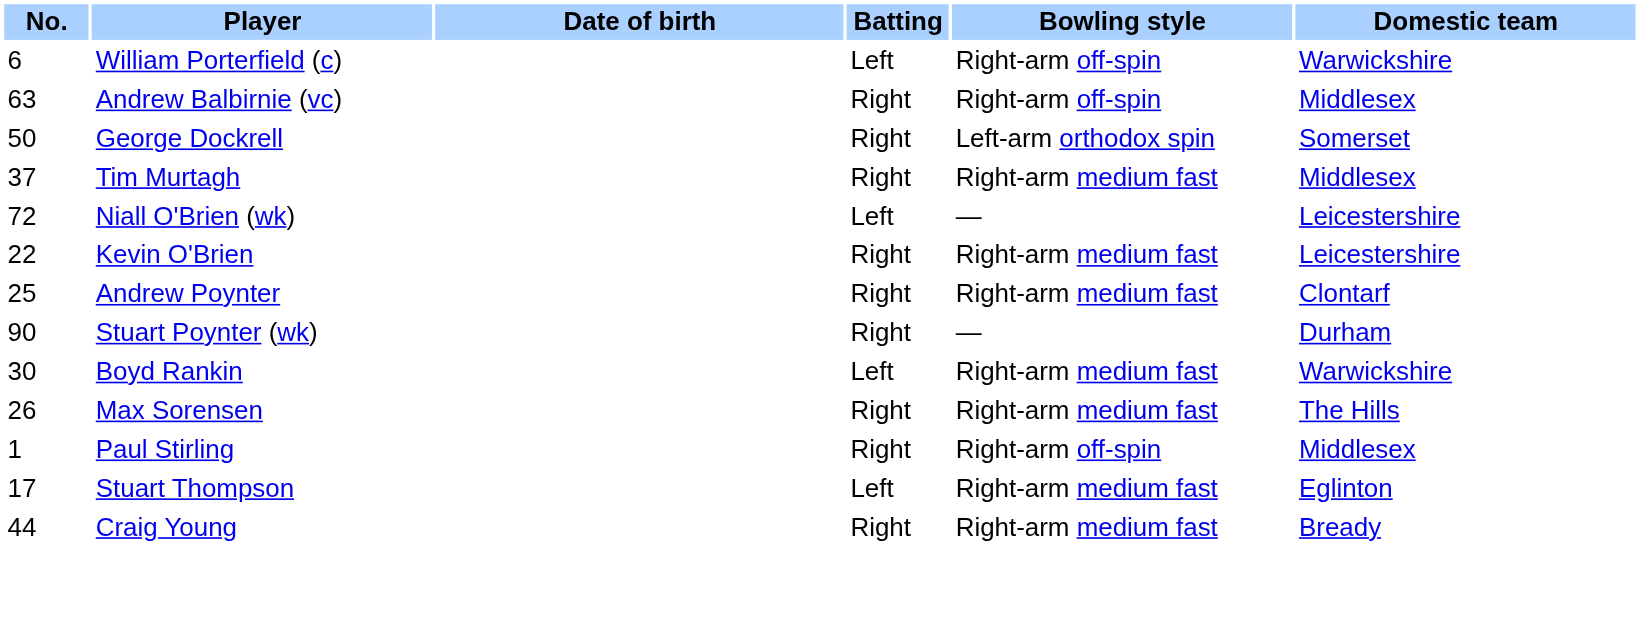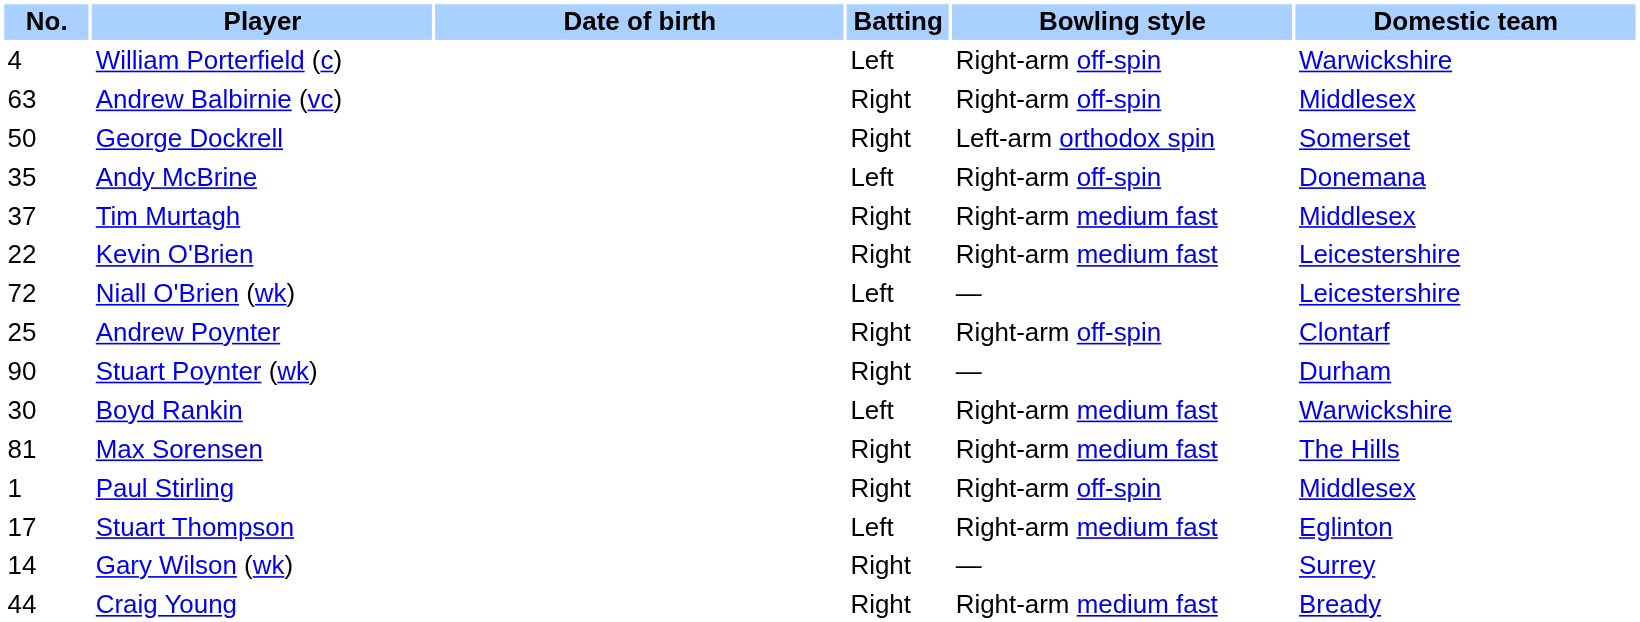(15, 60) 6 -> (15, 60) 4
+ row: (176, 177)
rows swapped: (175, 255) <-> (195, 216)
(1087, 293) Right-arm medium fast -> (1058, 332) Right-arm off-spin
(22, 410) 26 -> (22, 449) 81
+ row: (194, 566)
